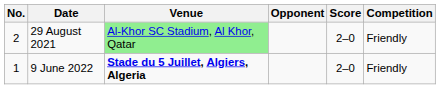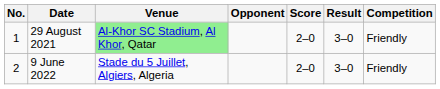+ column: (344, 13)
(16, 37) 2 -> (16, 37) 1
(16, 68) 1 -> (16, 68) 2
(178, 68) bold -> (143, 68) normal
